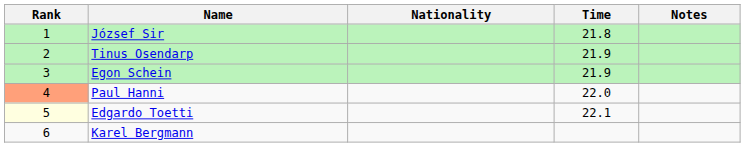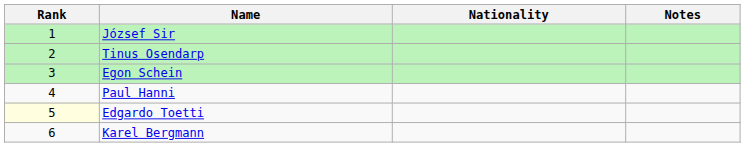- column: (597, 14)
(46, 93) lightsalmon background -> (52, 93) no background
